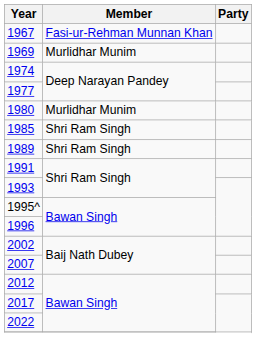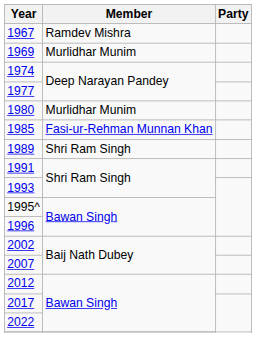(129, 33) Fasi-ur-Rehman Munnan Khan -> (88, 33) Ramdev Mishra
(88, 129) Shri Ram Singh -> (129, 129) Fasi-ur-Rehman Munnan Khan
